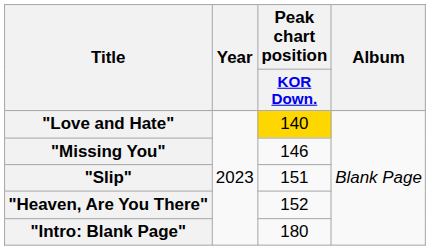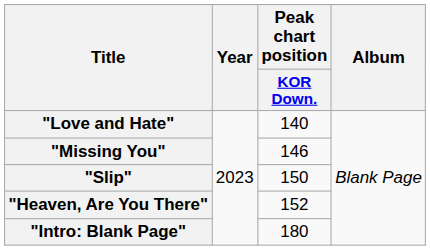(294, 124) gold background -> (294, 124) no background
(294, 177) 151 -> (294, 177) 150
